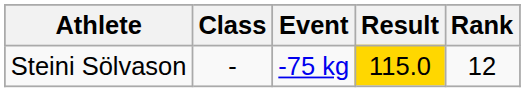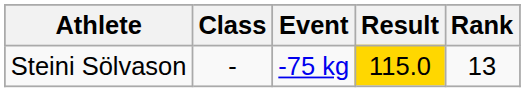(482, 66) 12 -> (482, 66) 13
